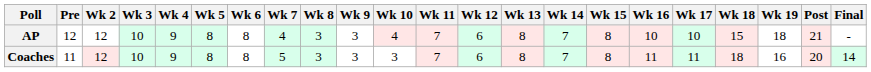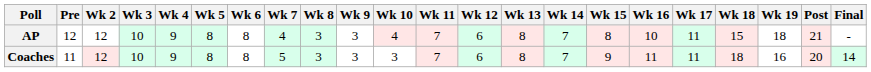(694, 35) 10 -> (694, 35) 11
(608, 56) 8 -> (608, 56) 9
